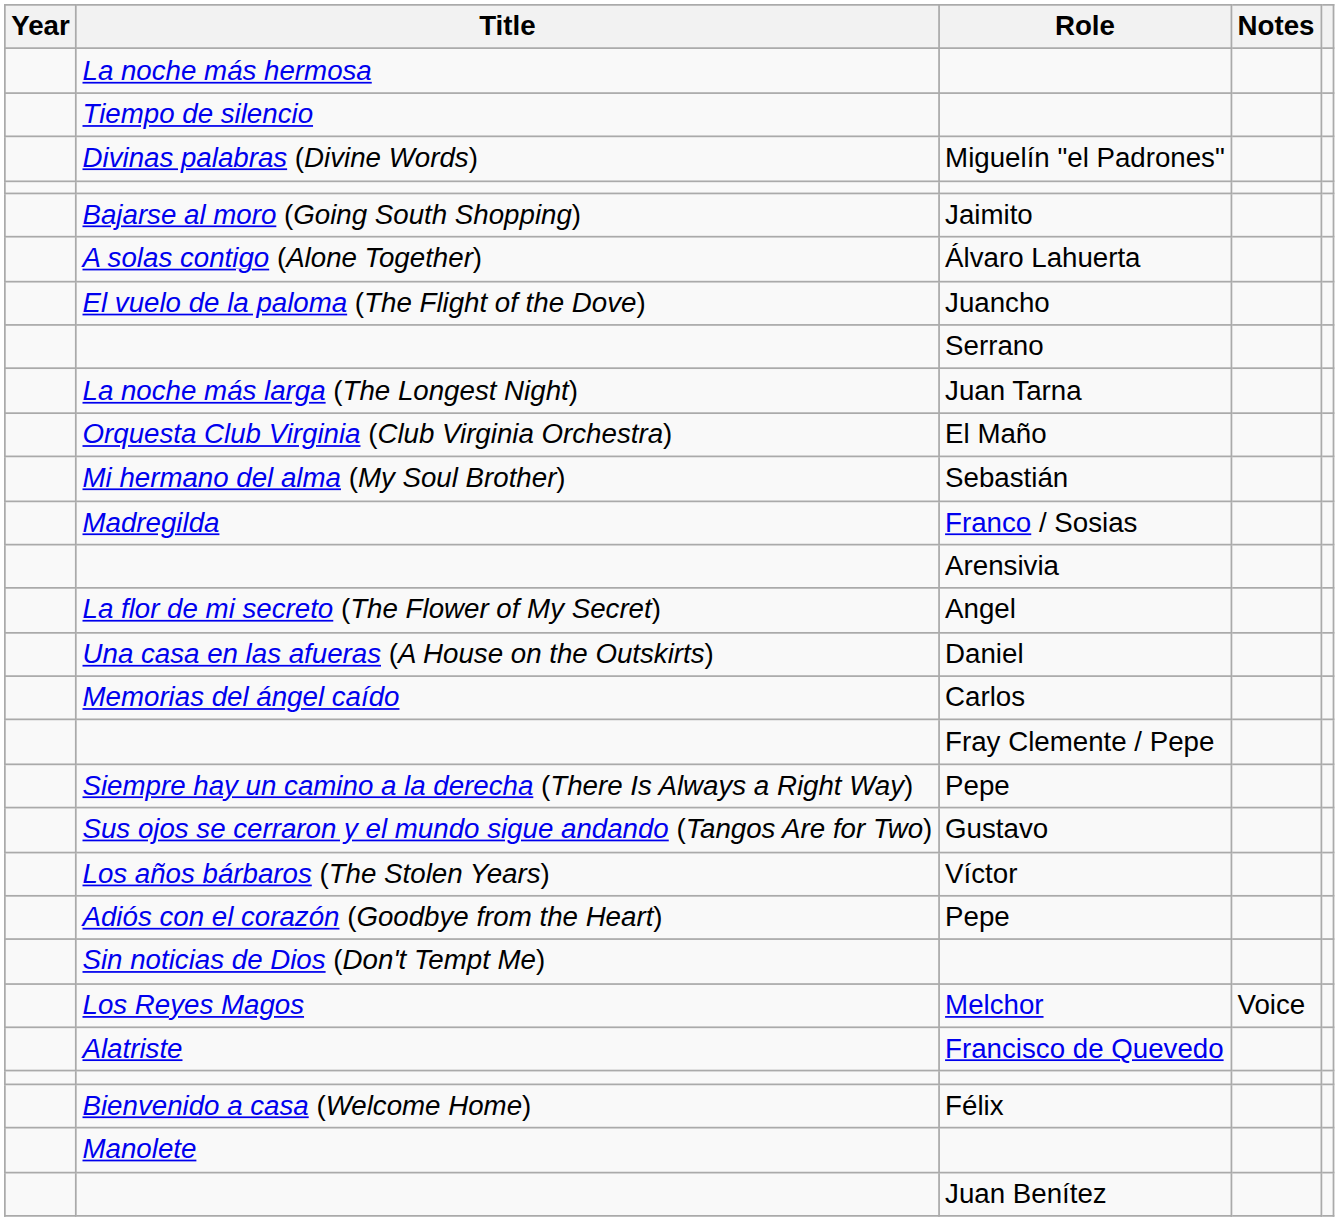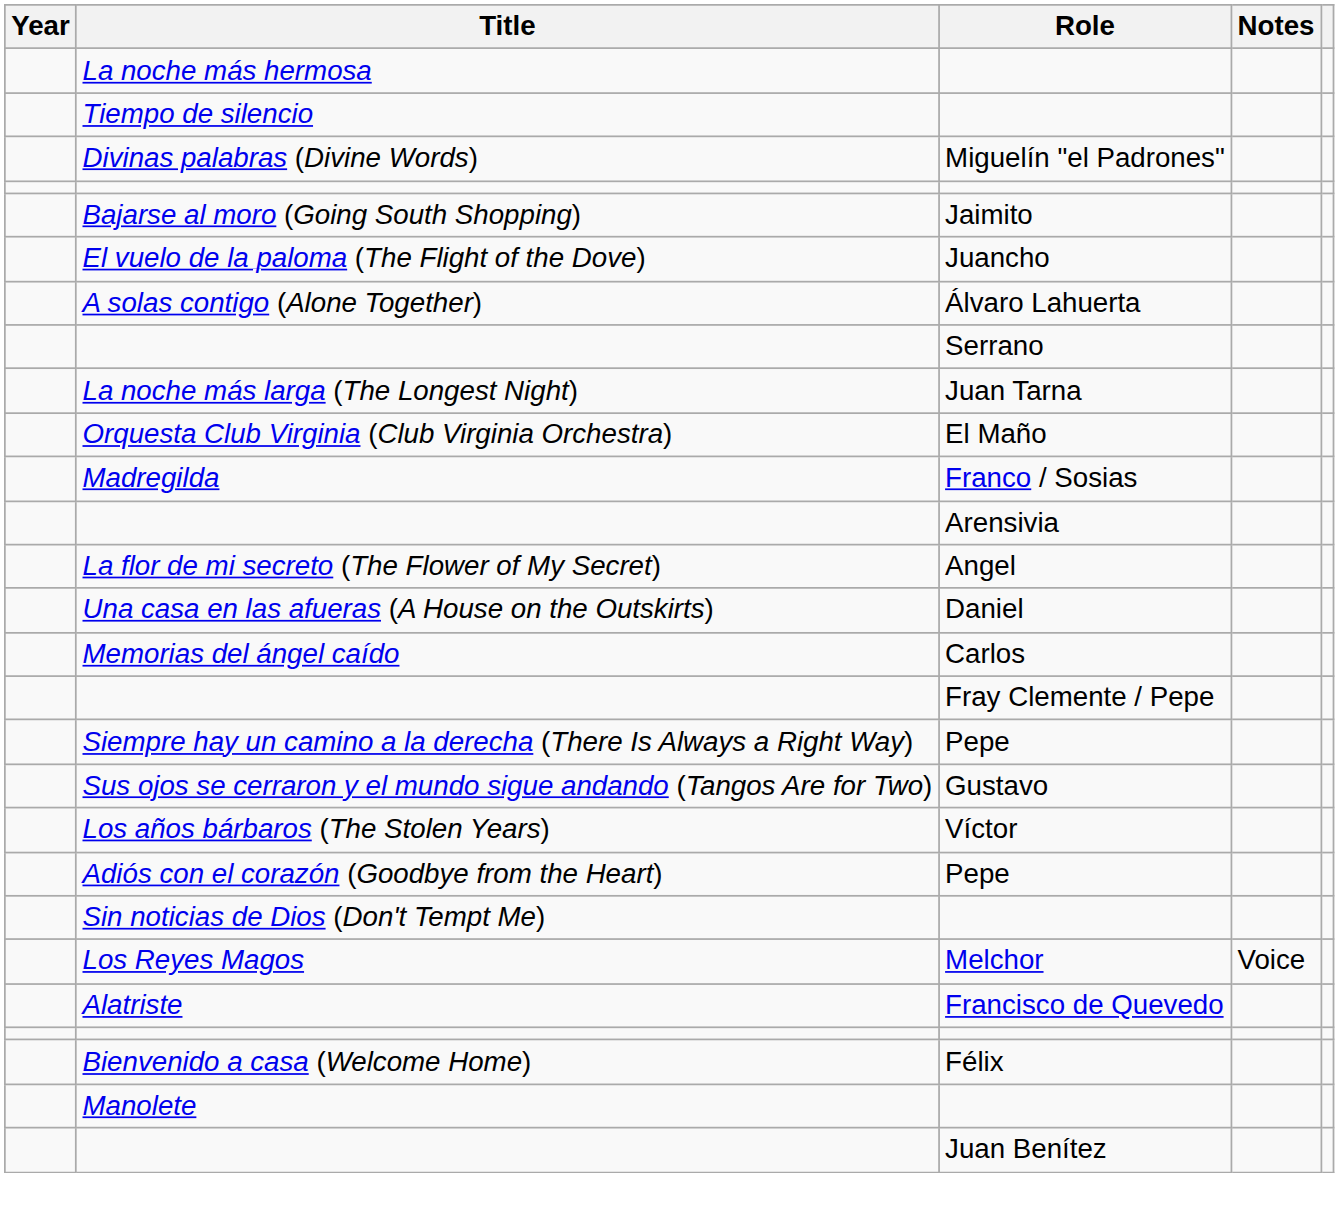rows swapped: (364, 302) <-> (282, 258)
- row: (324, 478)
